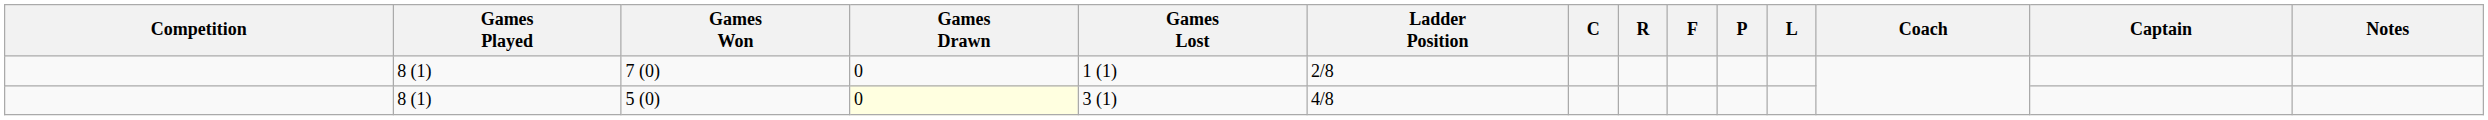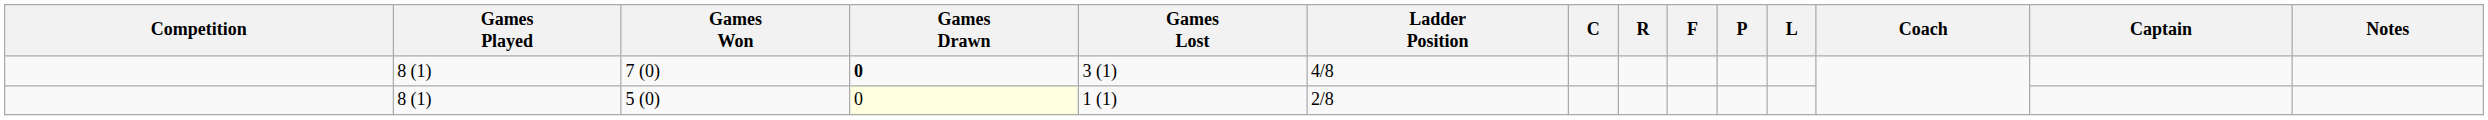(859, 70) normal -> (859, 70) bold
(1100, 70) 1 (1) -> (1100, 70) 3 (1)
(1322, 70) 2/8 -> (1322, 70) 4/8
(1100, 100) 3 (1) -> (1100, 100) 1 (1)
(1322, 100) 4/8 -> (1322, 100) 2/8
